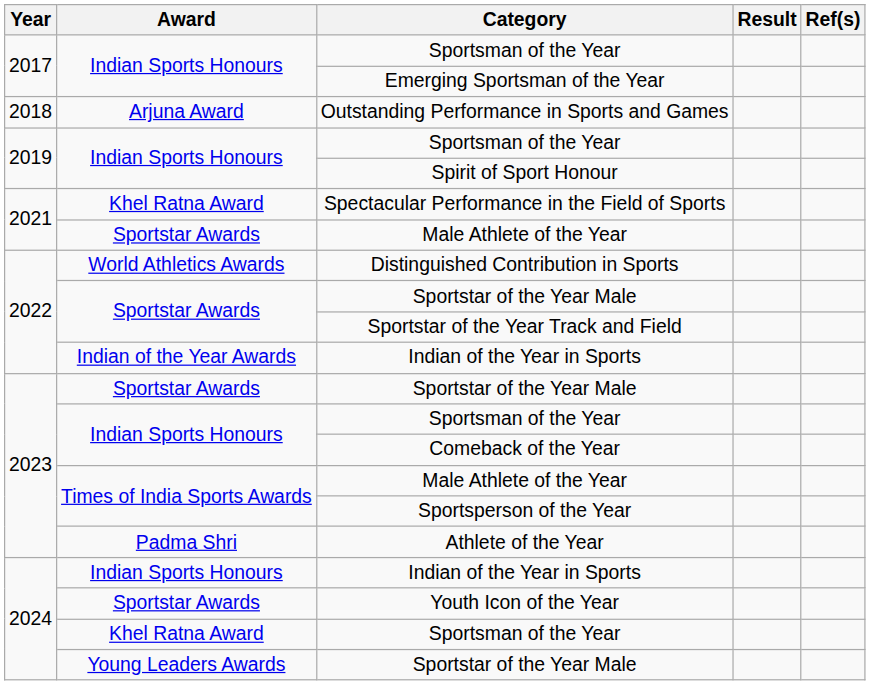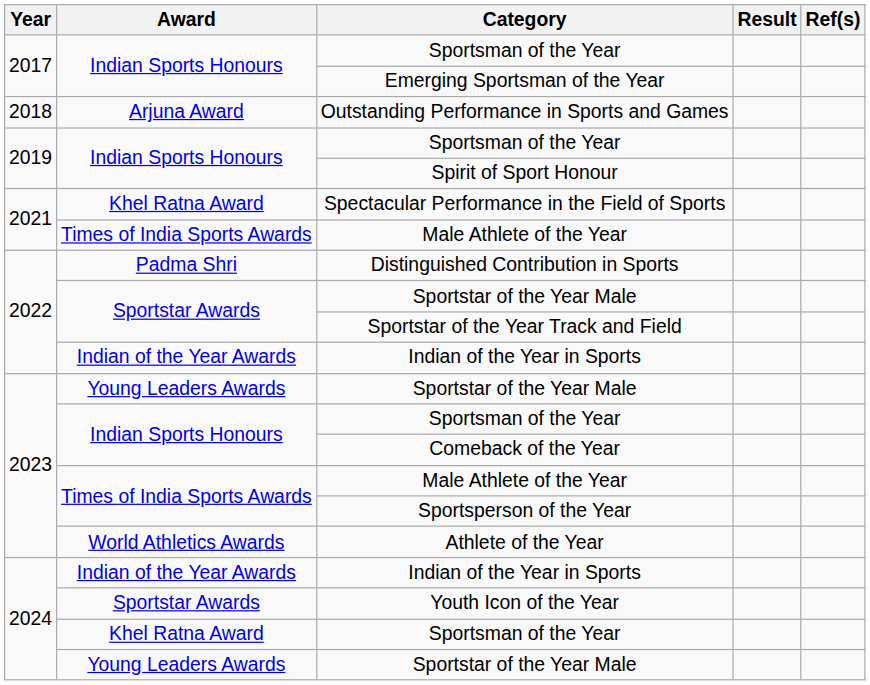(186, 234) Sportstar Awards -> (186, 234) Times of India Sports Awards
(186, 265) World Athletics Awards -> (186, 265) Padma Shri
(186, 388) Sportstar Awards -> (186, 388) Young Leaders Awards
(186, 541) Padma Shri -> (186, 541) World Athletics Awards
(186, 572) Indian Sports Honours -> (186, 572) Indian of the Year Awards
